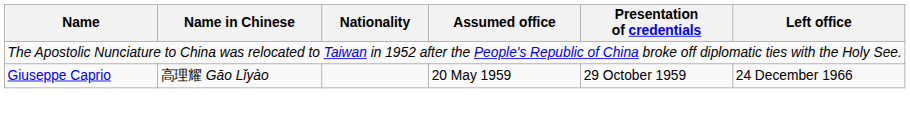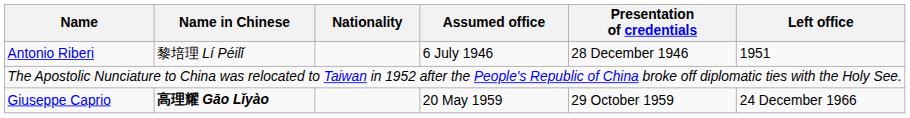+ row: (51, 54)
(215, 75) normal -> (213, 99) bold
